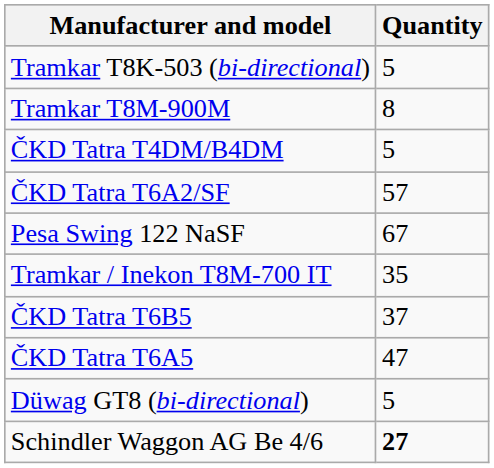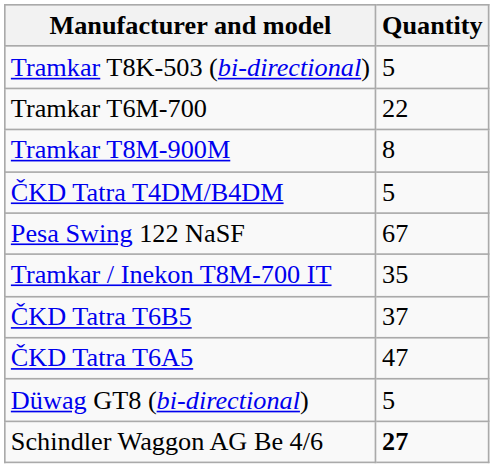+ row: (109, 108)
- row: (120, 191)
